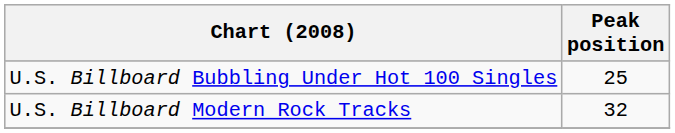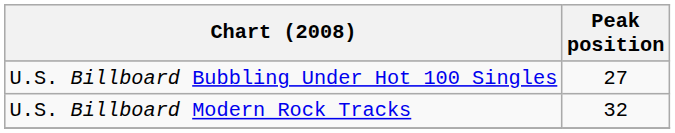(616, 78) 25 -> (616, 78) 27
